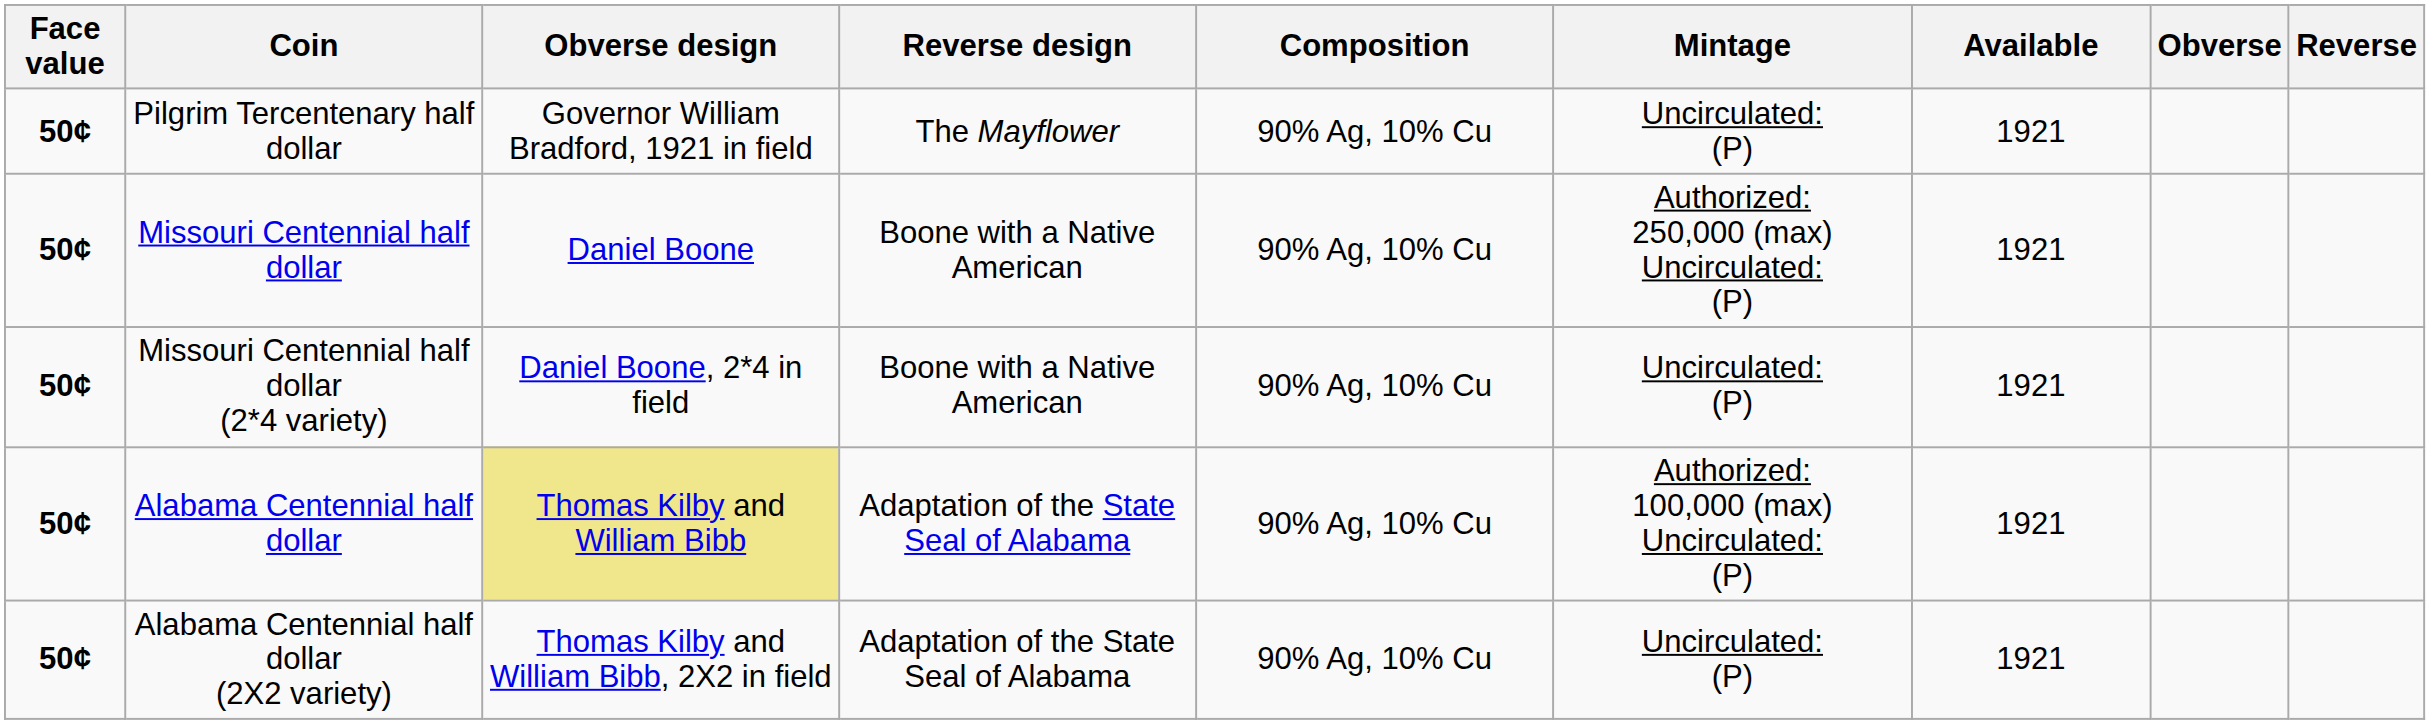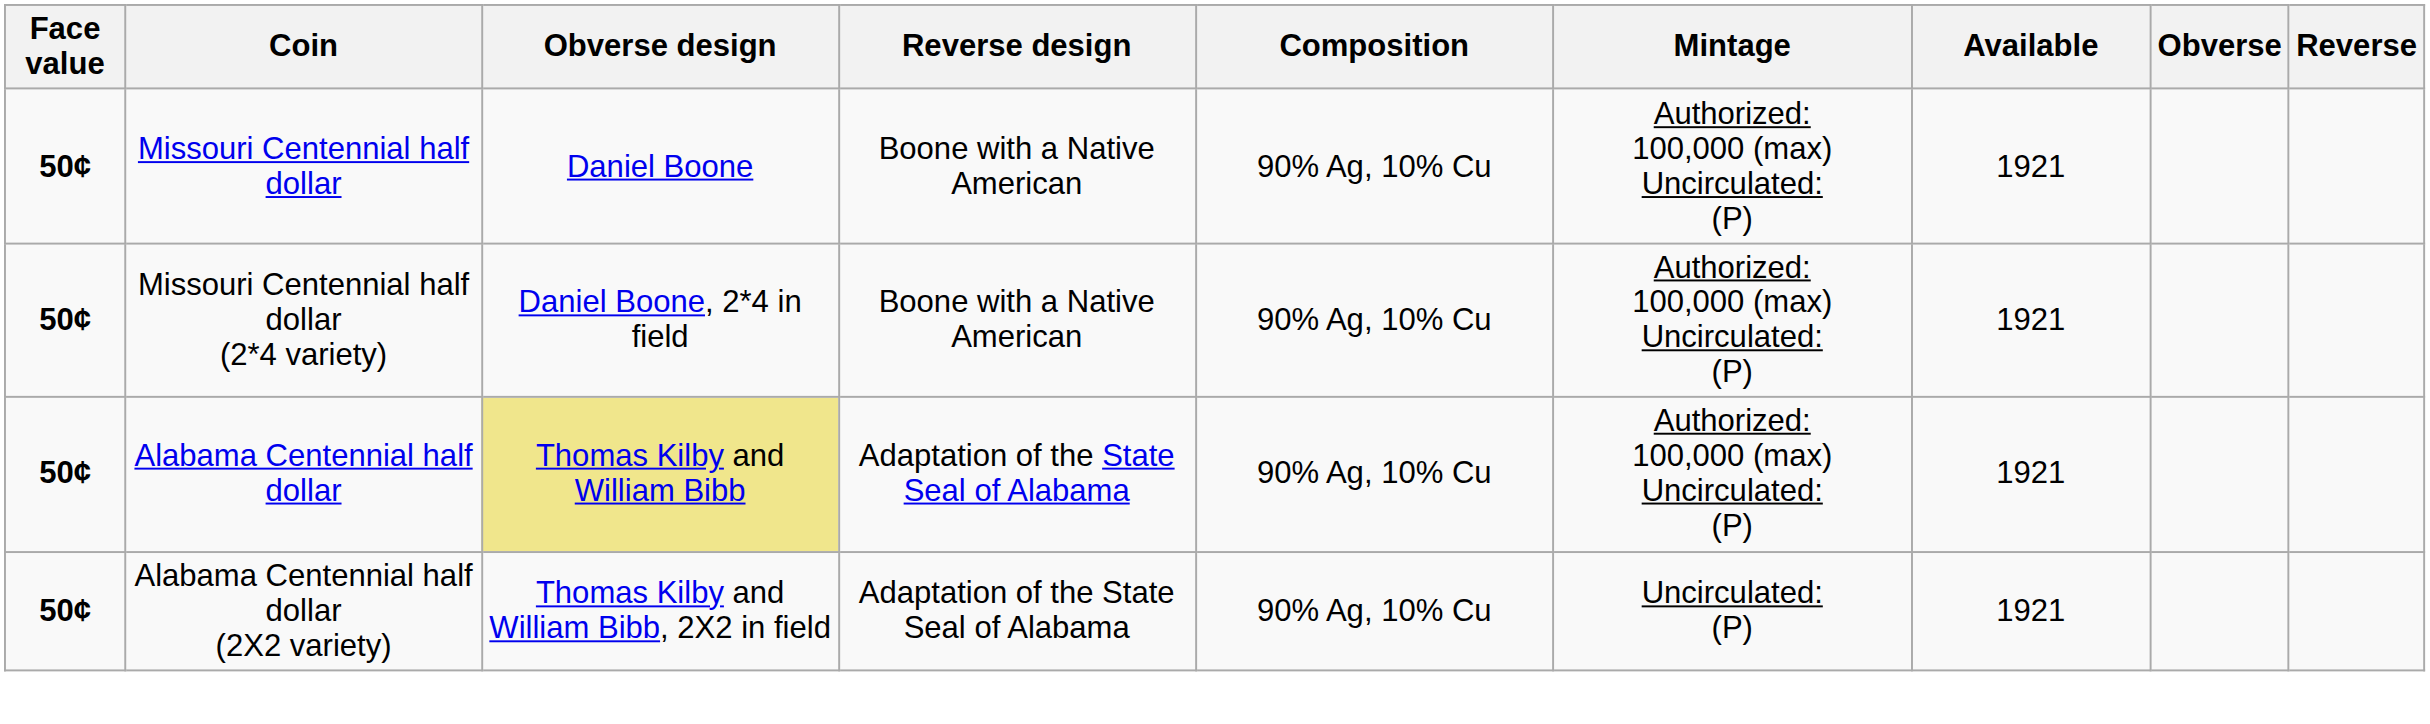- row: (304, 130)
(1732, 249) Authorized: 250,000 (max) Uncirculated: (P) -> (1732, 165) Authorized: 100,000 (max) Uncirculated: (P)
(1732, 386) Uncirculated: (P) -> (1732, 319) Authorized: 100,000 (max) Uncirculated: (P)
